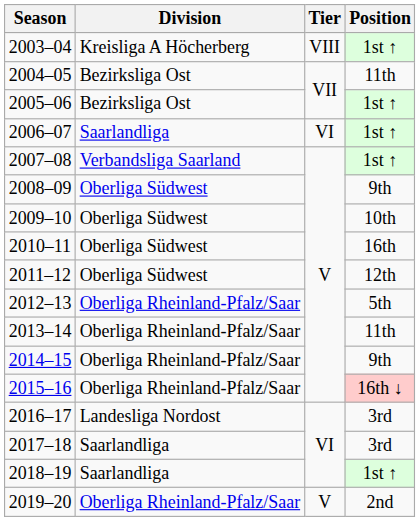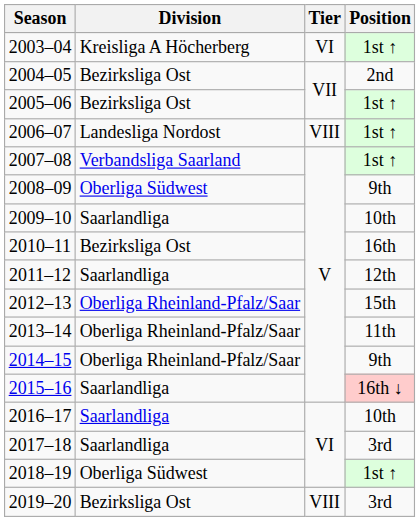(325, 47) VIII -> (325, 47) VI
(380, 75) 11th -> (380, 75) 2nd
(124, 132) Saarlandliga -> (150, 132) Landesliga Nordost
(325, 132) VI -> (325, 132) VIII
(144, 217) Oberliga Südwest -> (124, 217) Saarlandliga
(144, 246) Oberliga Südwest -> (135, 246) Bezirksliga Ost
(144, 274) Oberliga Südwest -> (124, 274) Saarlandliga
(380, 302) 5th -> (380, 302) 15th
(190, 388) Oberliga Rheinland-Pfalz/Saar -> (124, 388) Saarlandliga
(150, 416) Landesliga Nordost -> (124, 416) Saarlandliga
(380, 416) 3rd -> (380, 416) 10th
(124, 473) Saarlandliga -> (144, 473) Oberliga Südwest
(190, 501) Oberliga Rheinland-Pfalz/Saar -> (135, 501) Bezirksliga Ost
(325, 501) V -> (325, 501) VIII
(380, 501) 2nd -> (380, 501) 3rd
